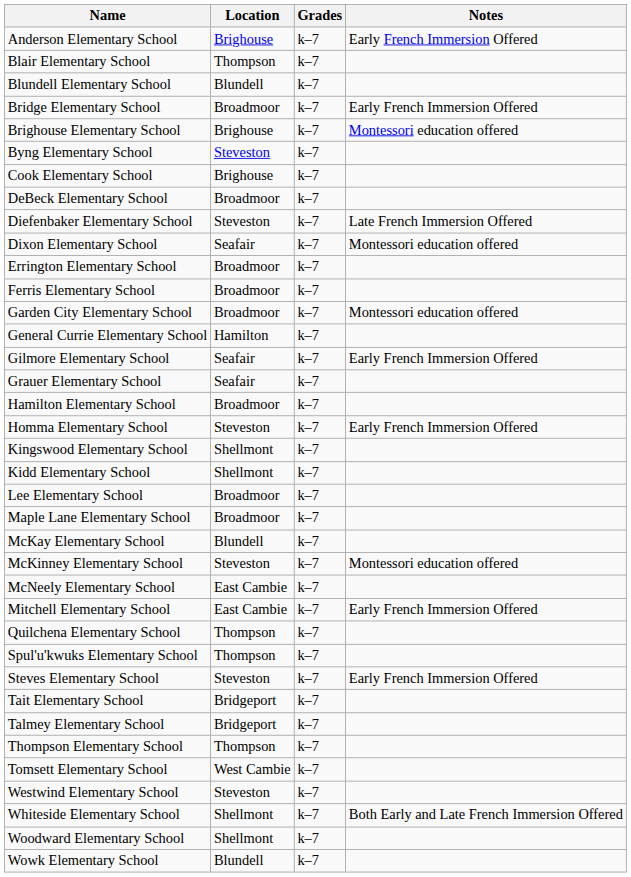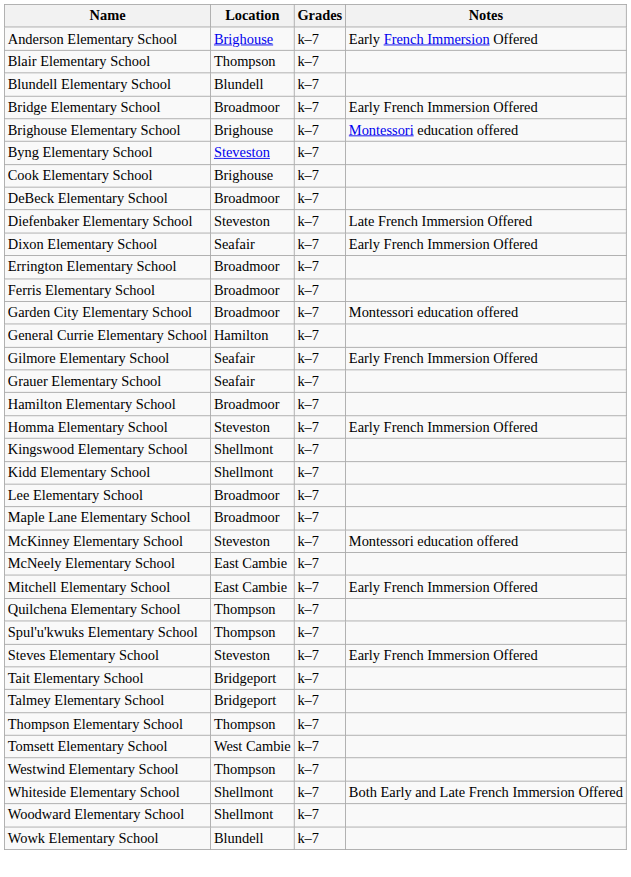(433, 244) Montessori education offered -> (443, 244) Early French Immersion Offered
- row: (86, 541)
(242, 792) Steveston -> (245, 769) Thompson
